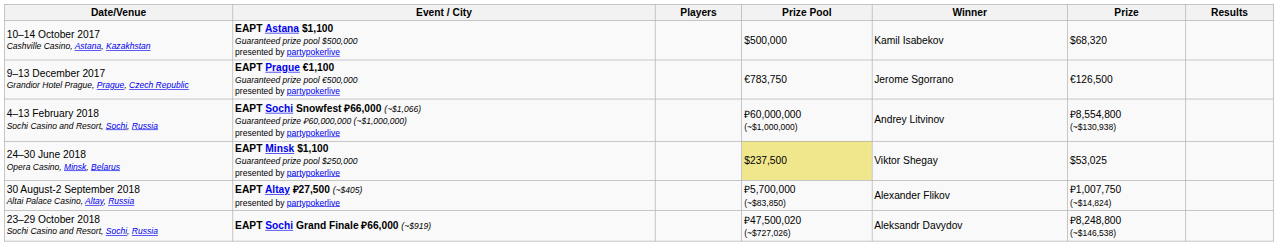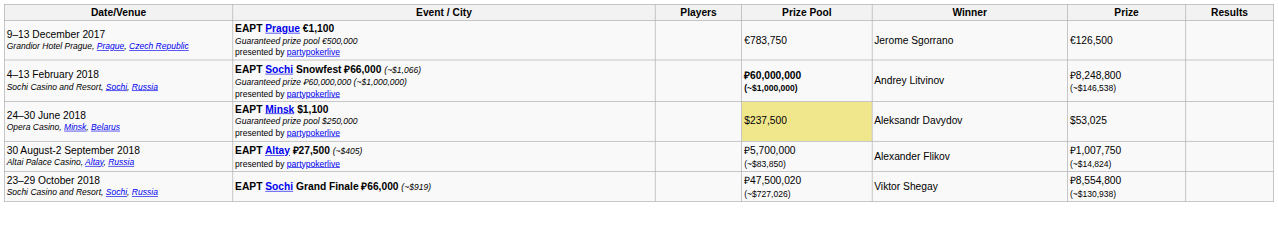- row: (79, 40)
(773, 121) normal -> (773, 81) bold
(1096, 121) ₽8,554,800 (~$130,938) -> (1096, 81) ₽8,248,800 (~$146,538)
(906, 160) Viktor Shegay -> (918, 121) Aleksandr Davydov
(918, 225) Aleksandr Davydov -> (906, 186) Viktor Shegay
(1096, 226) ₽8,248,800 (~$146,538) -> (1096, 187) ₽8,554,800 (~$130,938)
